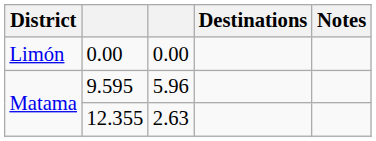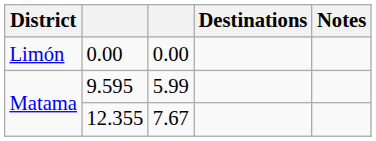(171, 86) 5.96 -> (171, 86) 5.99
(171, 119) 2.63 -> (171, 119) 7.67
